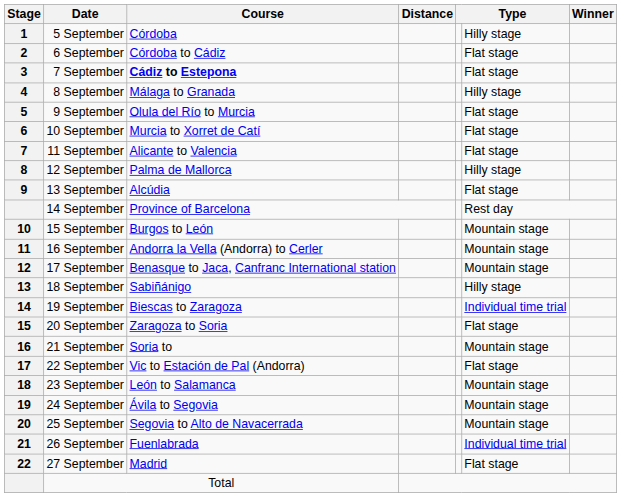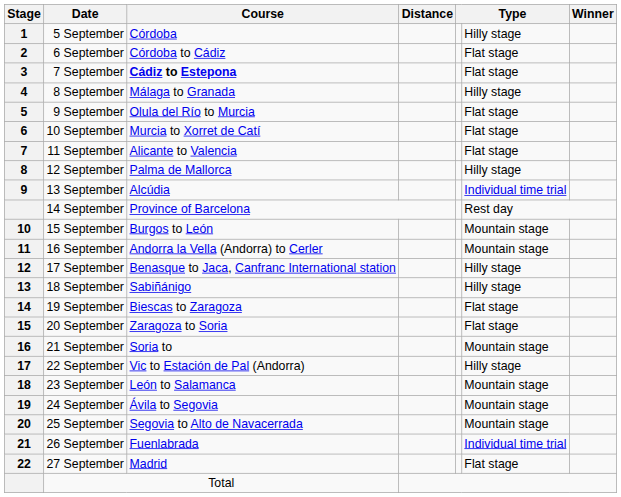(491, 190) Flat stage -> (515, 190) Individual time trial
(506, 268) Mountain stage -> (493, 268) Hilly stage
(515, 307) Individual time trial -> (491, 307) Flat stage
(491, 365) Flat stage -> (493, 365) Hilly stage
